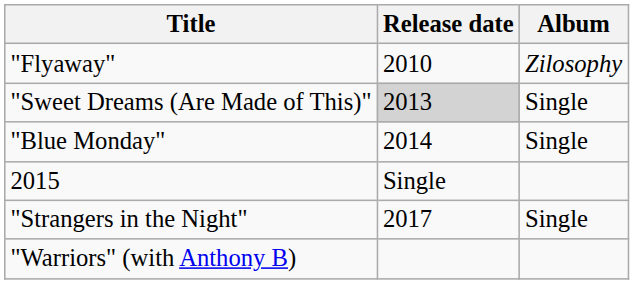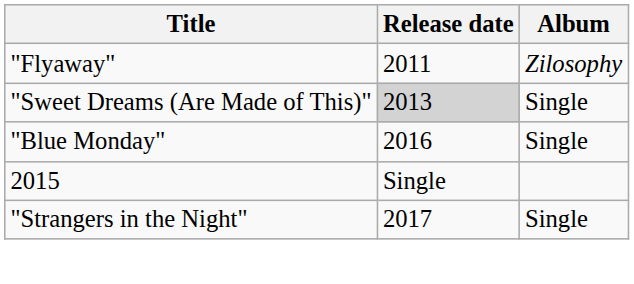(408, 63) 2010 -> (407, 63) 2011
(408, 141) 2014 -> (408, 141) 2016
- row: (153, 258)
